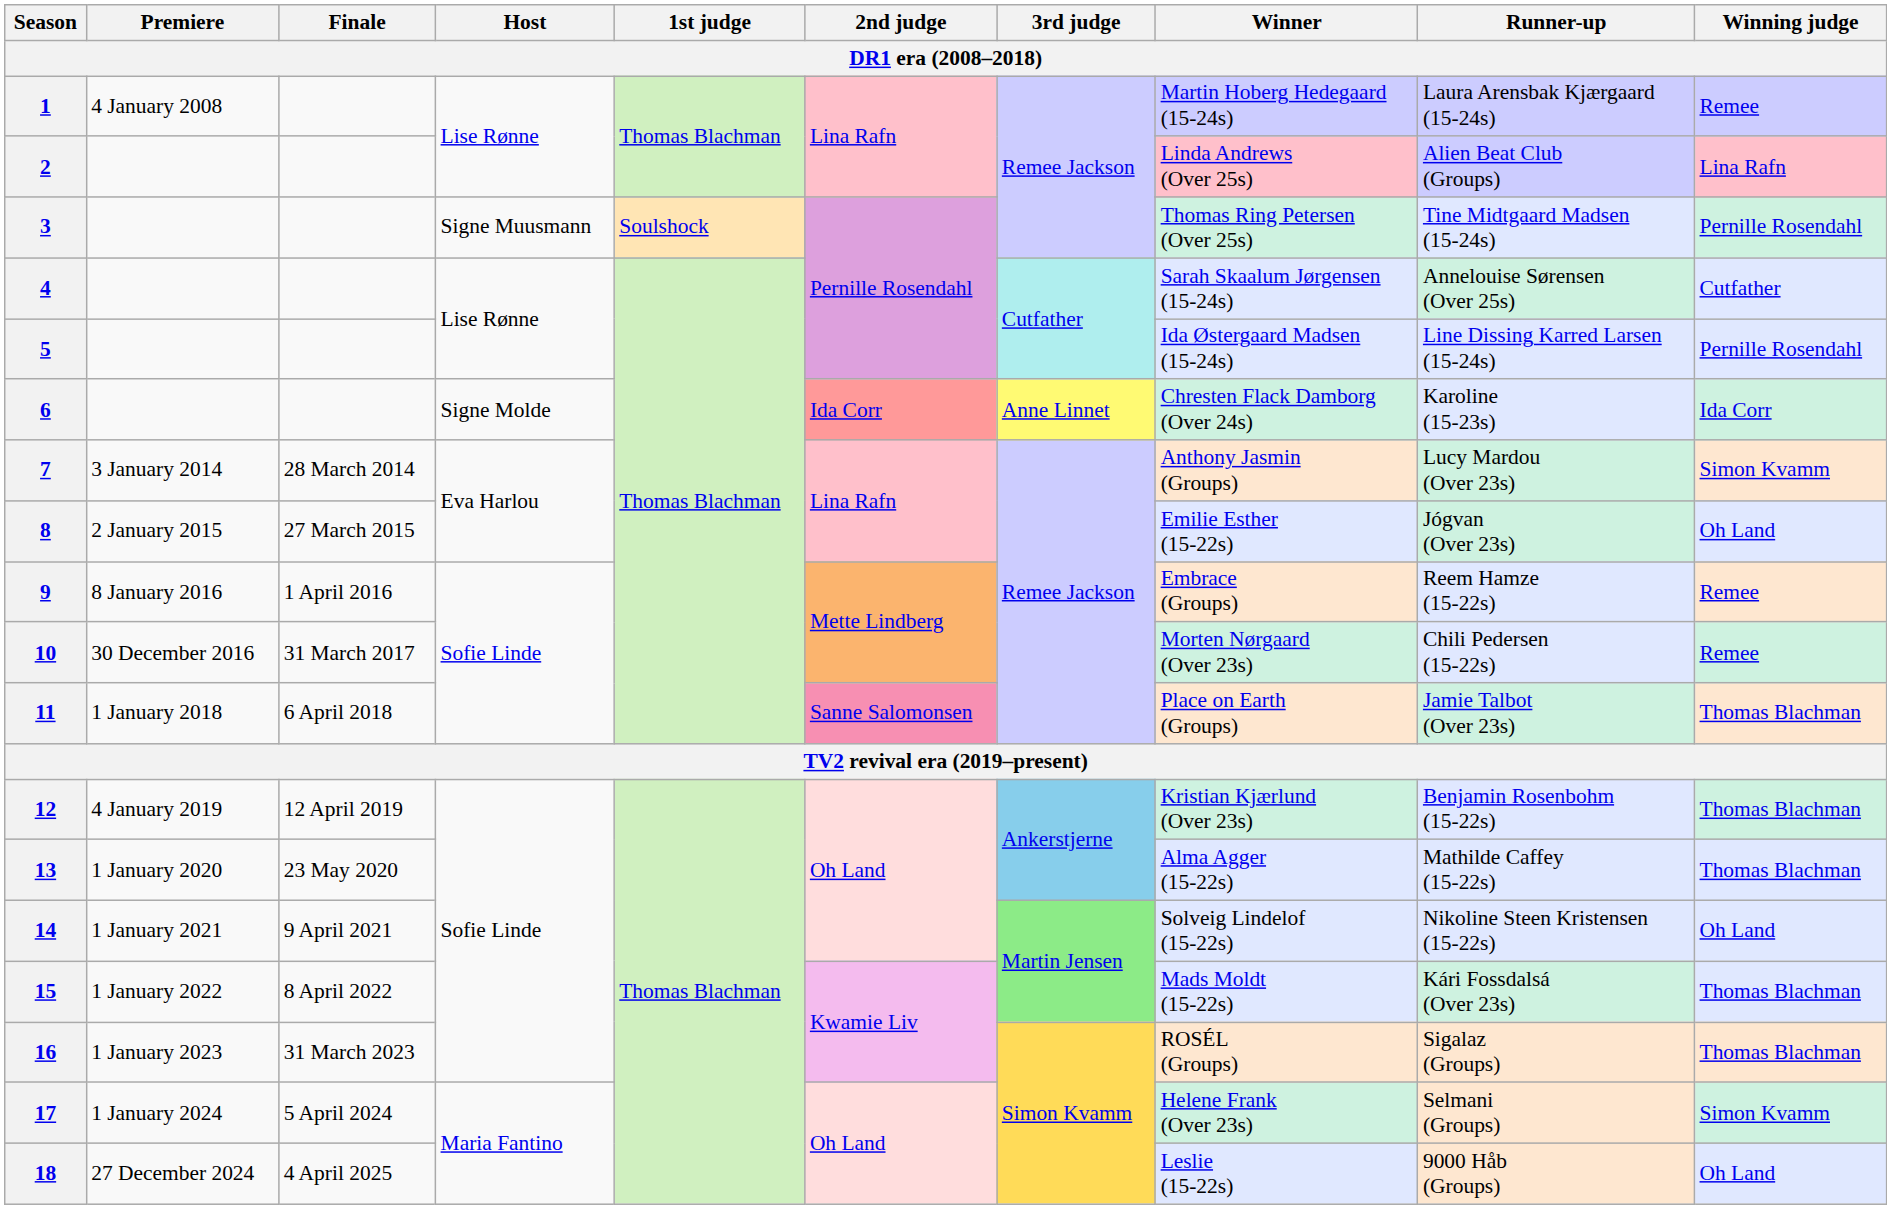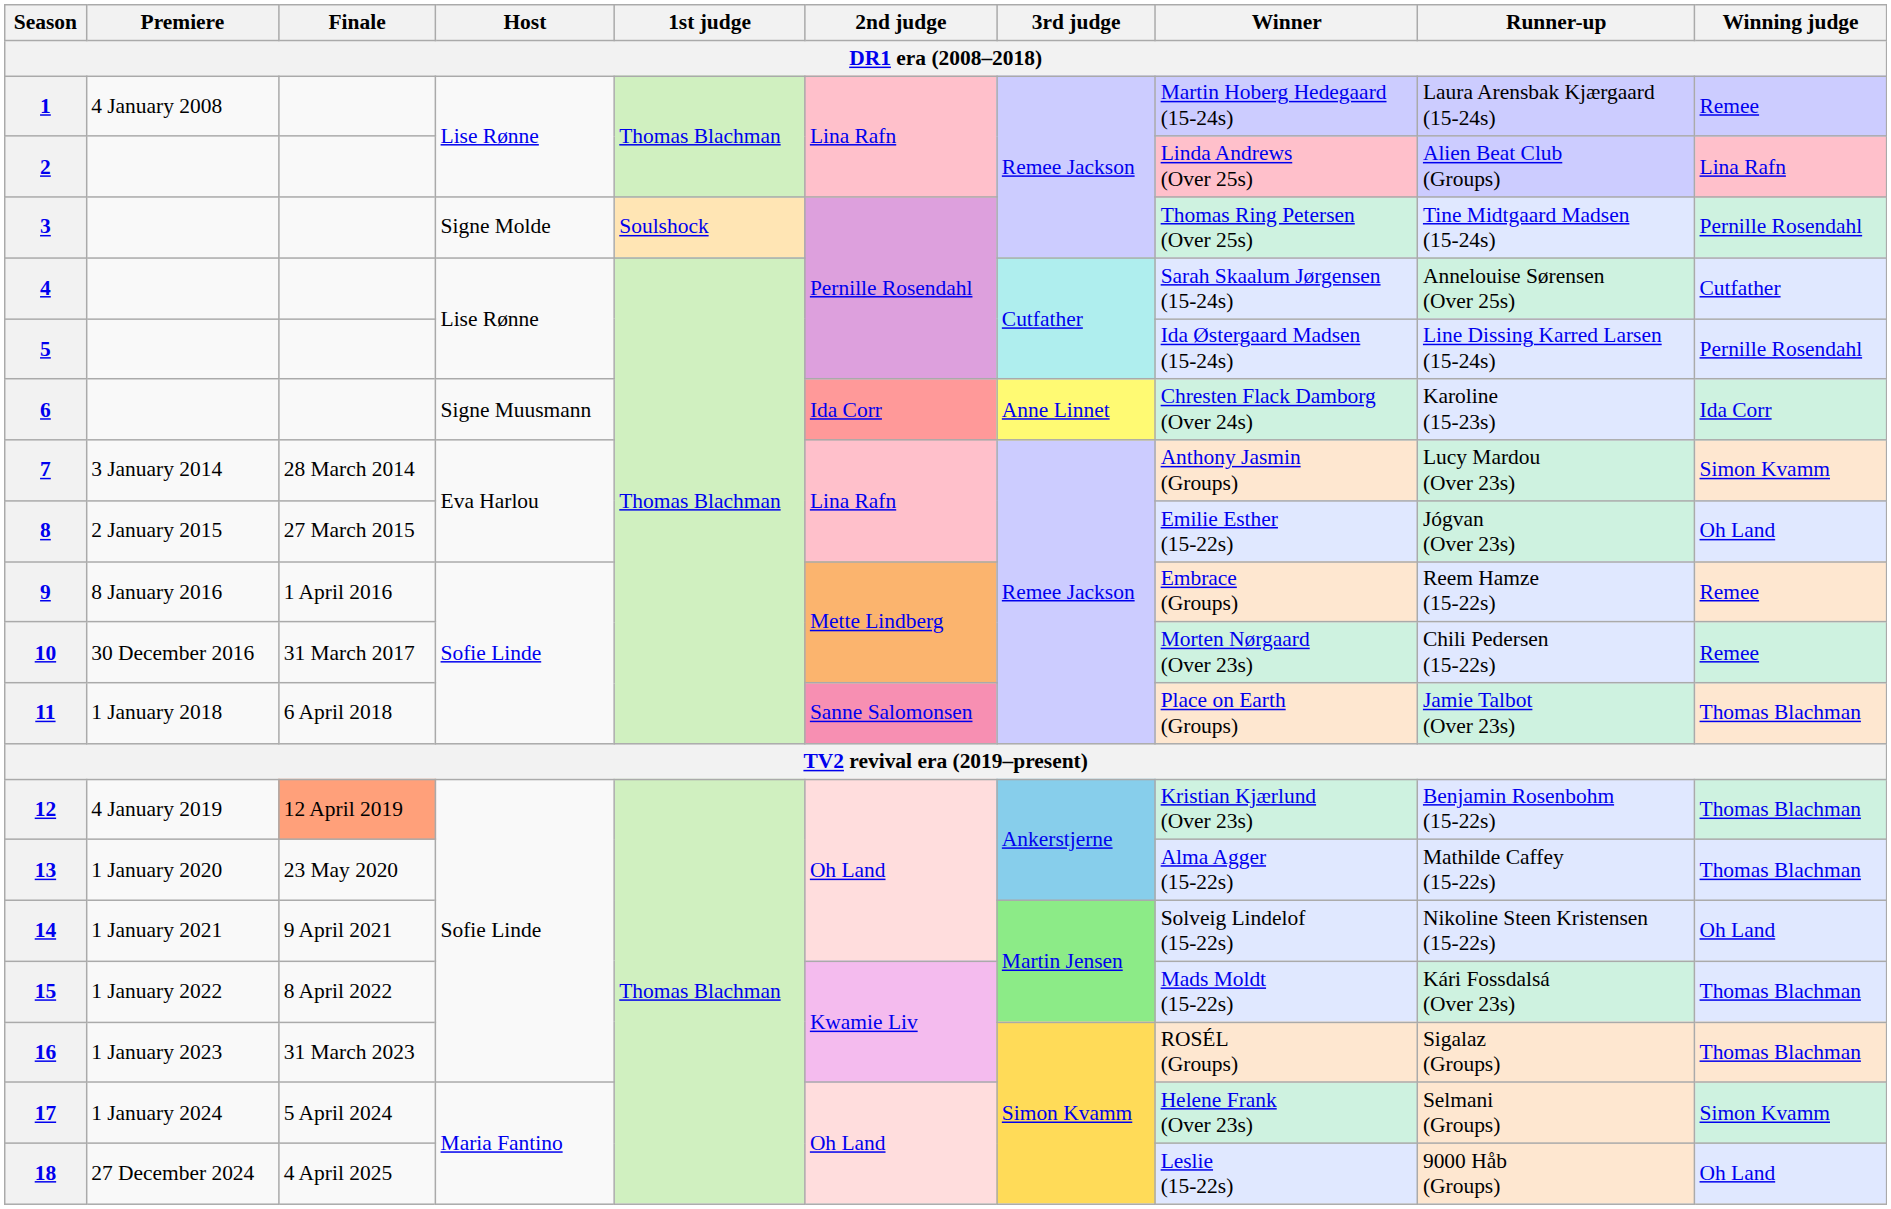(516, 227) Signe Muusmann -> (496, 227) Signe Molde
(496, 409) Signe Molde -> (516, 409) Signe Muusmann
(343, 809) no background -> (343, 809) lightsalmon background
